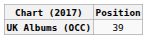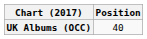(118, 27) 39 -> (118, 27) 40
